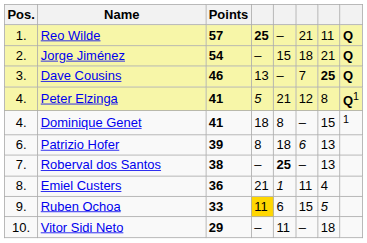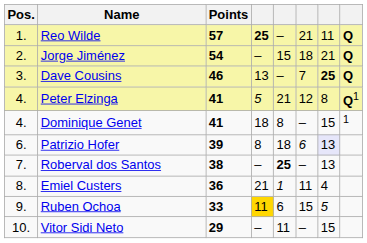(328, 145) no background -> (328, 145) lavender background
(328, 227) 18 -> (328, 227) 15
